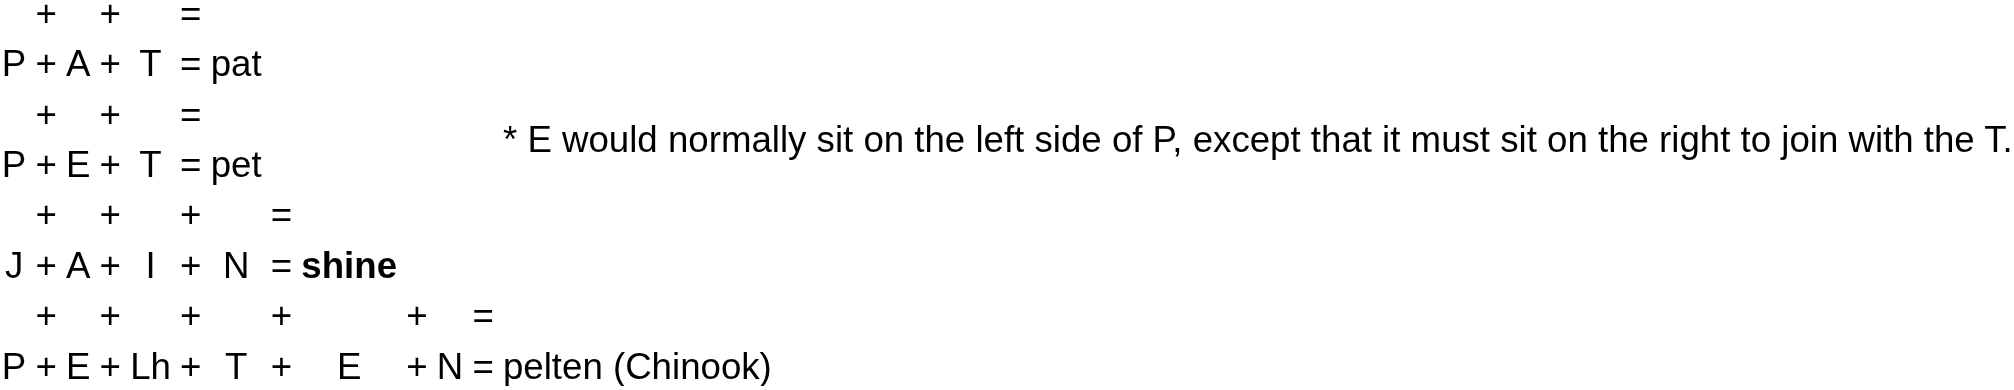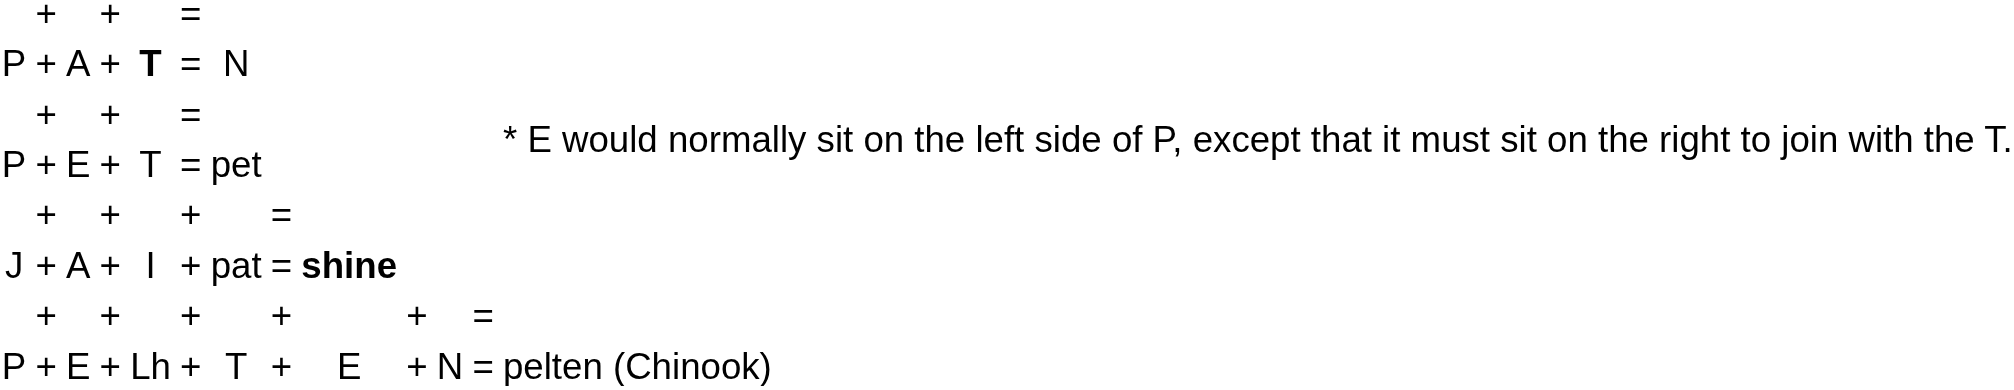(151, 64) normal -> (151, 64) bold
(236, 64) pat -> (236, 64) N
(236, 265) N -> (236, 265) pat
